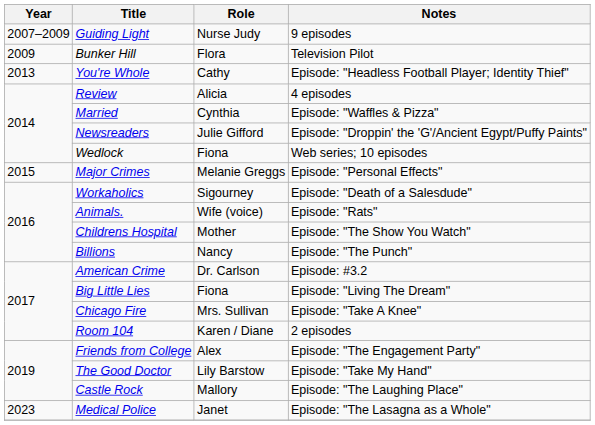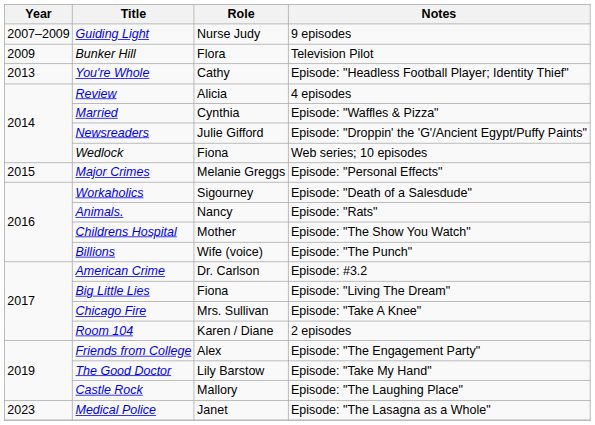(230, 212) Wife (voice) -> (215, 212) Nancy
(215, 251) Nancy -> (230, 251) Wife (voice)
